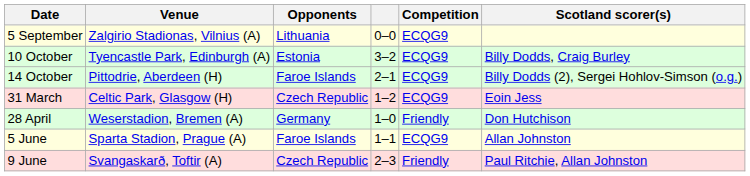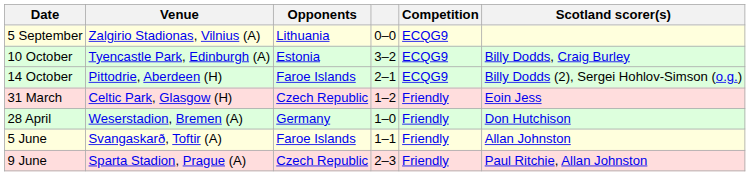(425, 98) ECQG9 -> (425, 98) Friendly
(167, 139) Sparta Stadion, Prague (A) -> (155, 139) Svangaskarð, Toftir (A)
(425, 139) ECQG9 -> (425, 139) Friendly
(155, 160) Svangaskarð, Toftir (A) -> (167, 160) Sparta Stadion, Prague (A)
